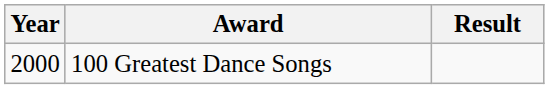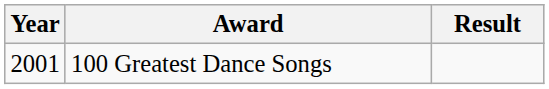(35, 63) 2000 -> (35, 63) 2001
